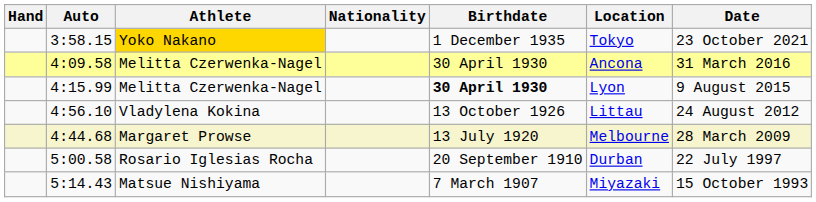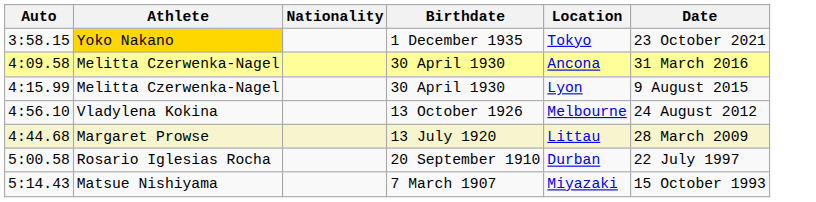- column: (26, 17)
(490, 88) bold -> (448, 88) normal
(616, 112) Littau -> (587, 112) Melbourne
(629, 136) Melbourne -> (574, 136) Littau
